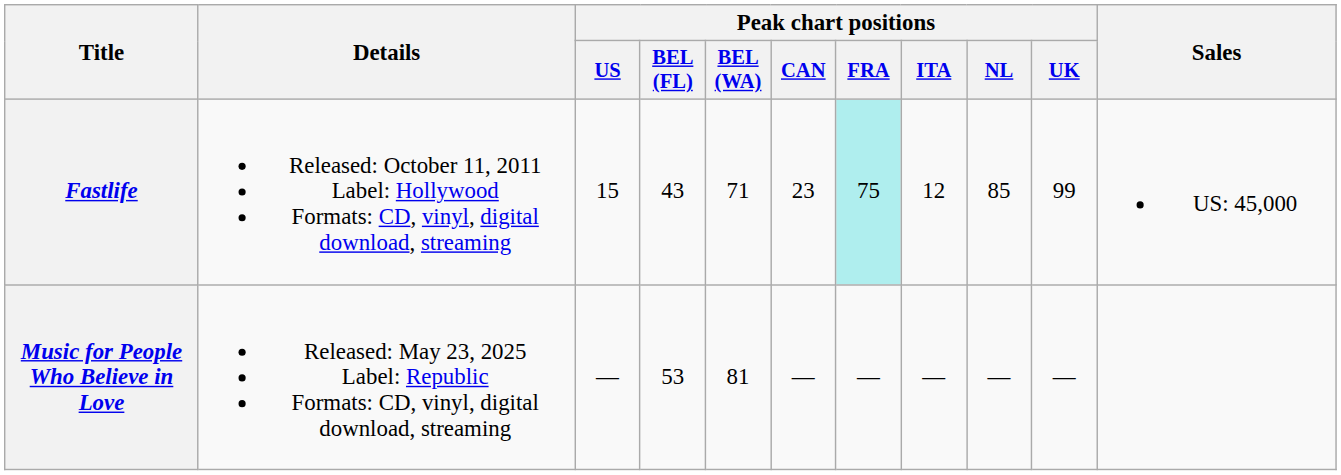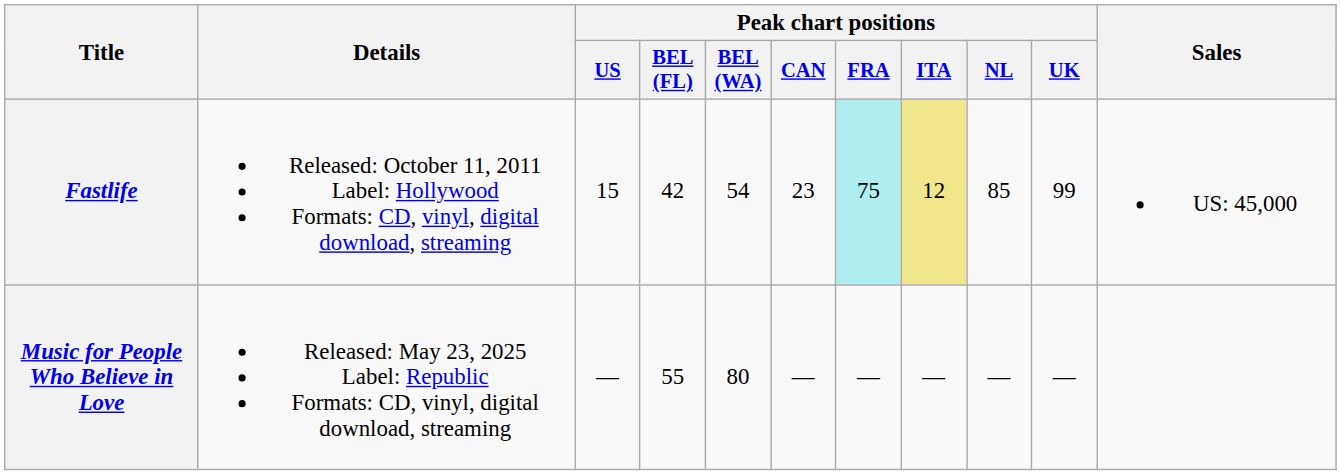(673, 191) 43 -> (673, 191) 42
(738, 191) 71 -> (738, 191) 54
(934, 191) no background -> (934, 191) khaki background
(673, 376) 53 -> (673, 376) 55
(738, 376) 81 -> (738, 376) 80
